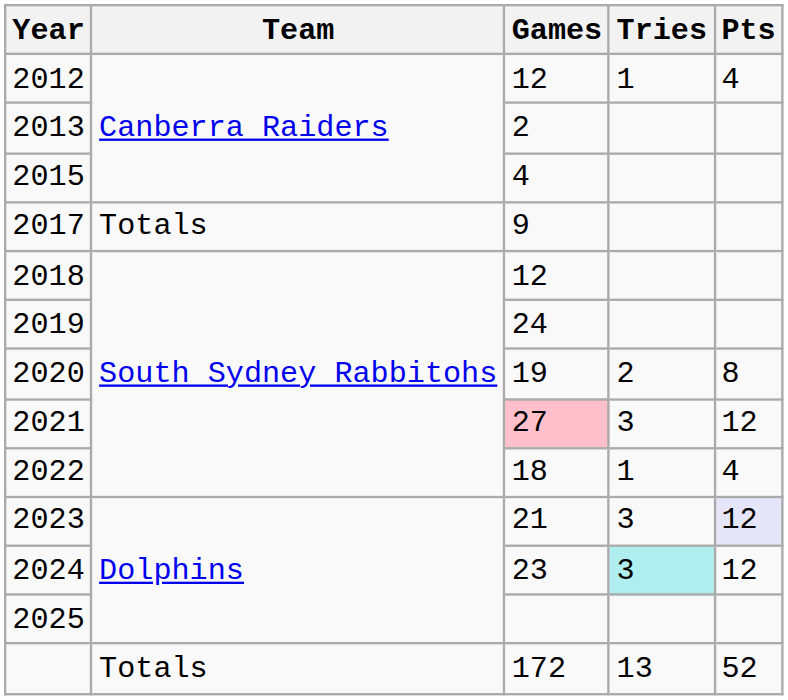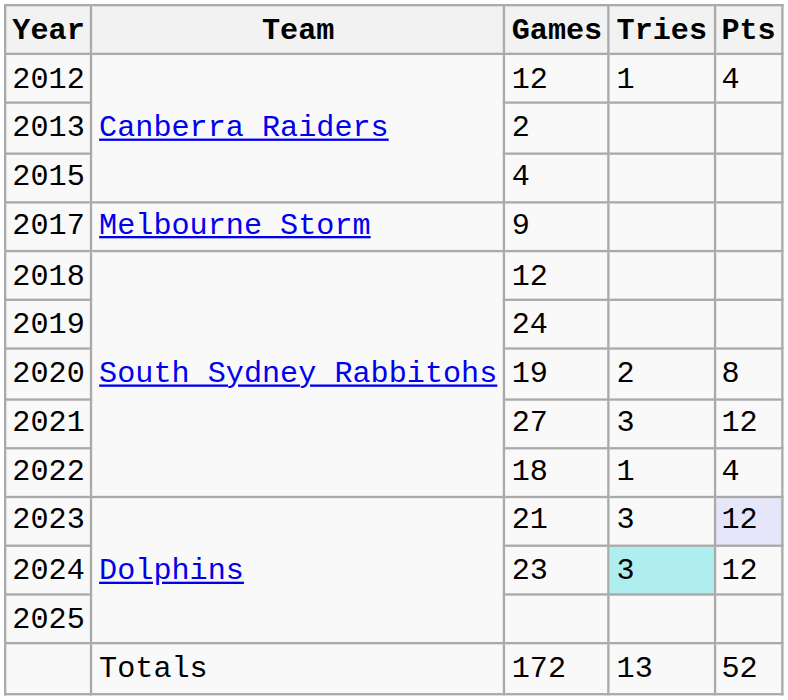(153, 226) Totals -> (235, 226) Melbourne Storm
(530, 423) pink background -> (530, 423) no background
